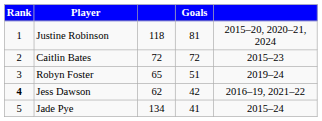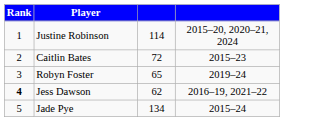- column: (195, 12)
(157, 35) 118 -> (157, 35) 114
